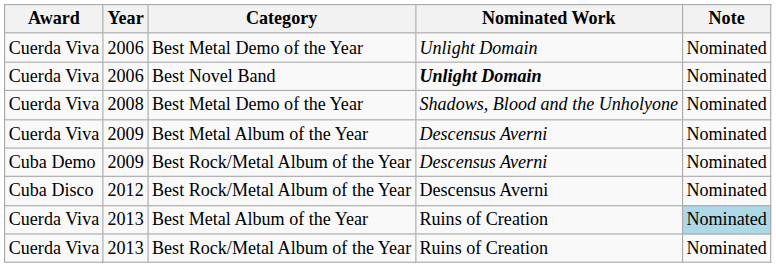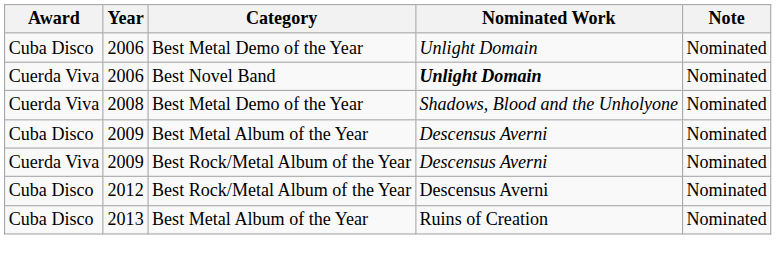(54, 47) Cuerda Viva -> (51, 47) Cuba Disco
(54, 133) Cuerda Viva -> (51, 133) Cuba Disco
(52, 162) Cuba Demo -> (54, 162) Cuerda Viva
(54, 219) Cuerda Viva -> (51, 219) Cuba Disco
(727, 219) lightblue background -> (727, 219) no background
- row: (126, 248)
